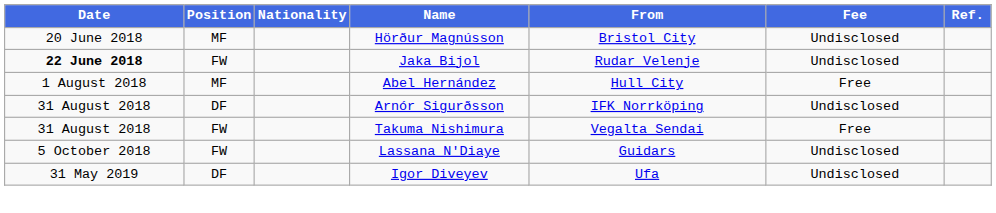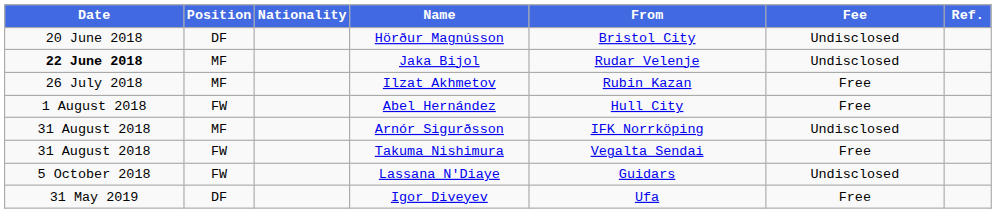(219, 38) MF -> (219, 38) DF
(219, 61) FW -> (219, 61) MF
+ row: (439, 83)
(219, 83) MF -> (219, 106) FW
(219, 106) DF -> (219, 129) MF
(855, 174) Undisclosed -> (855, 196) Free
